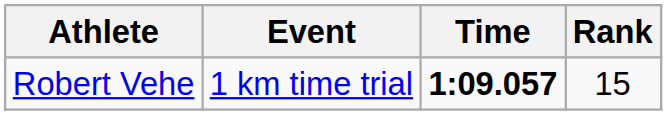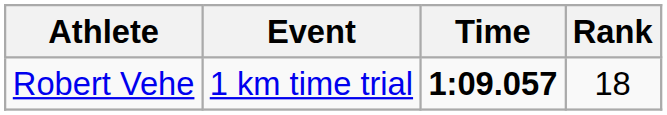(613, 83) 15 -> (613, 83) 18
